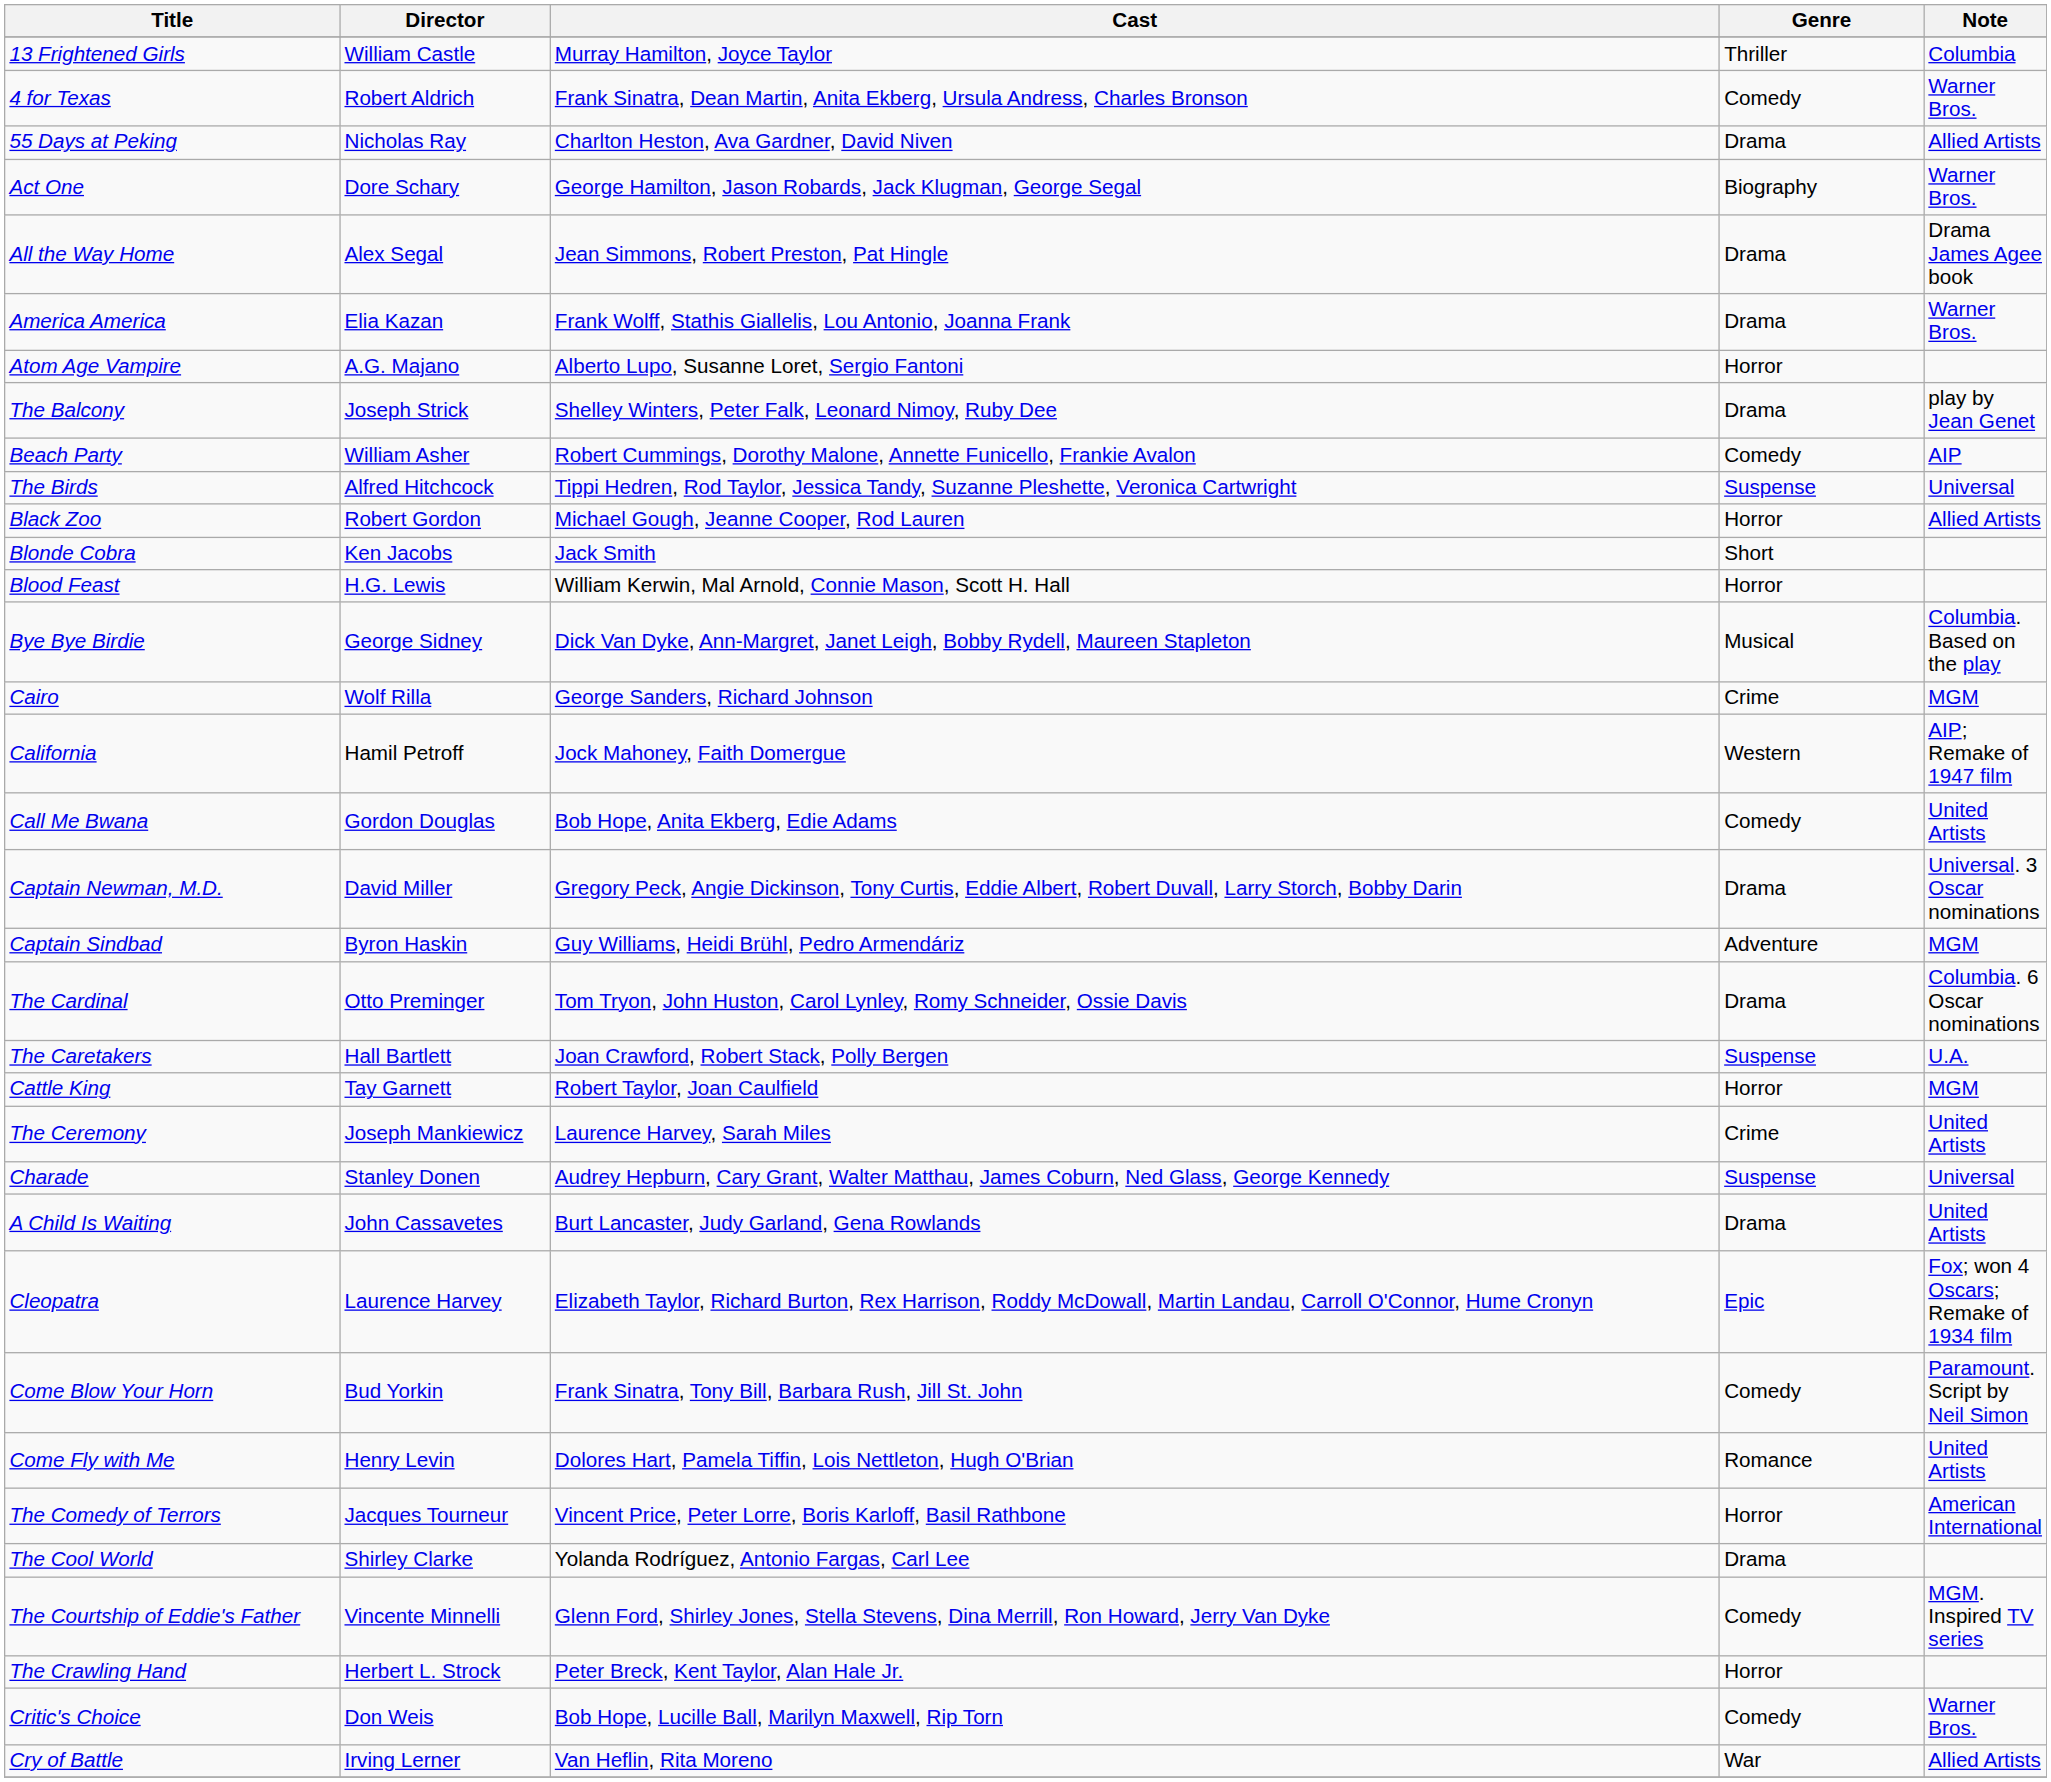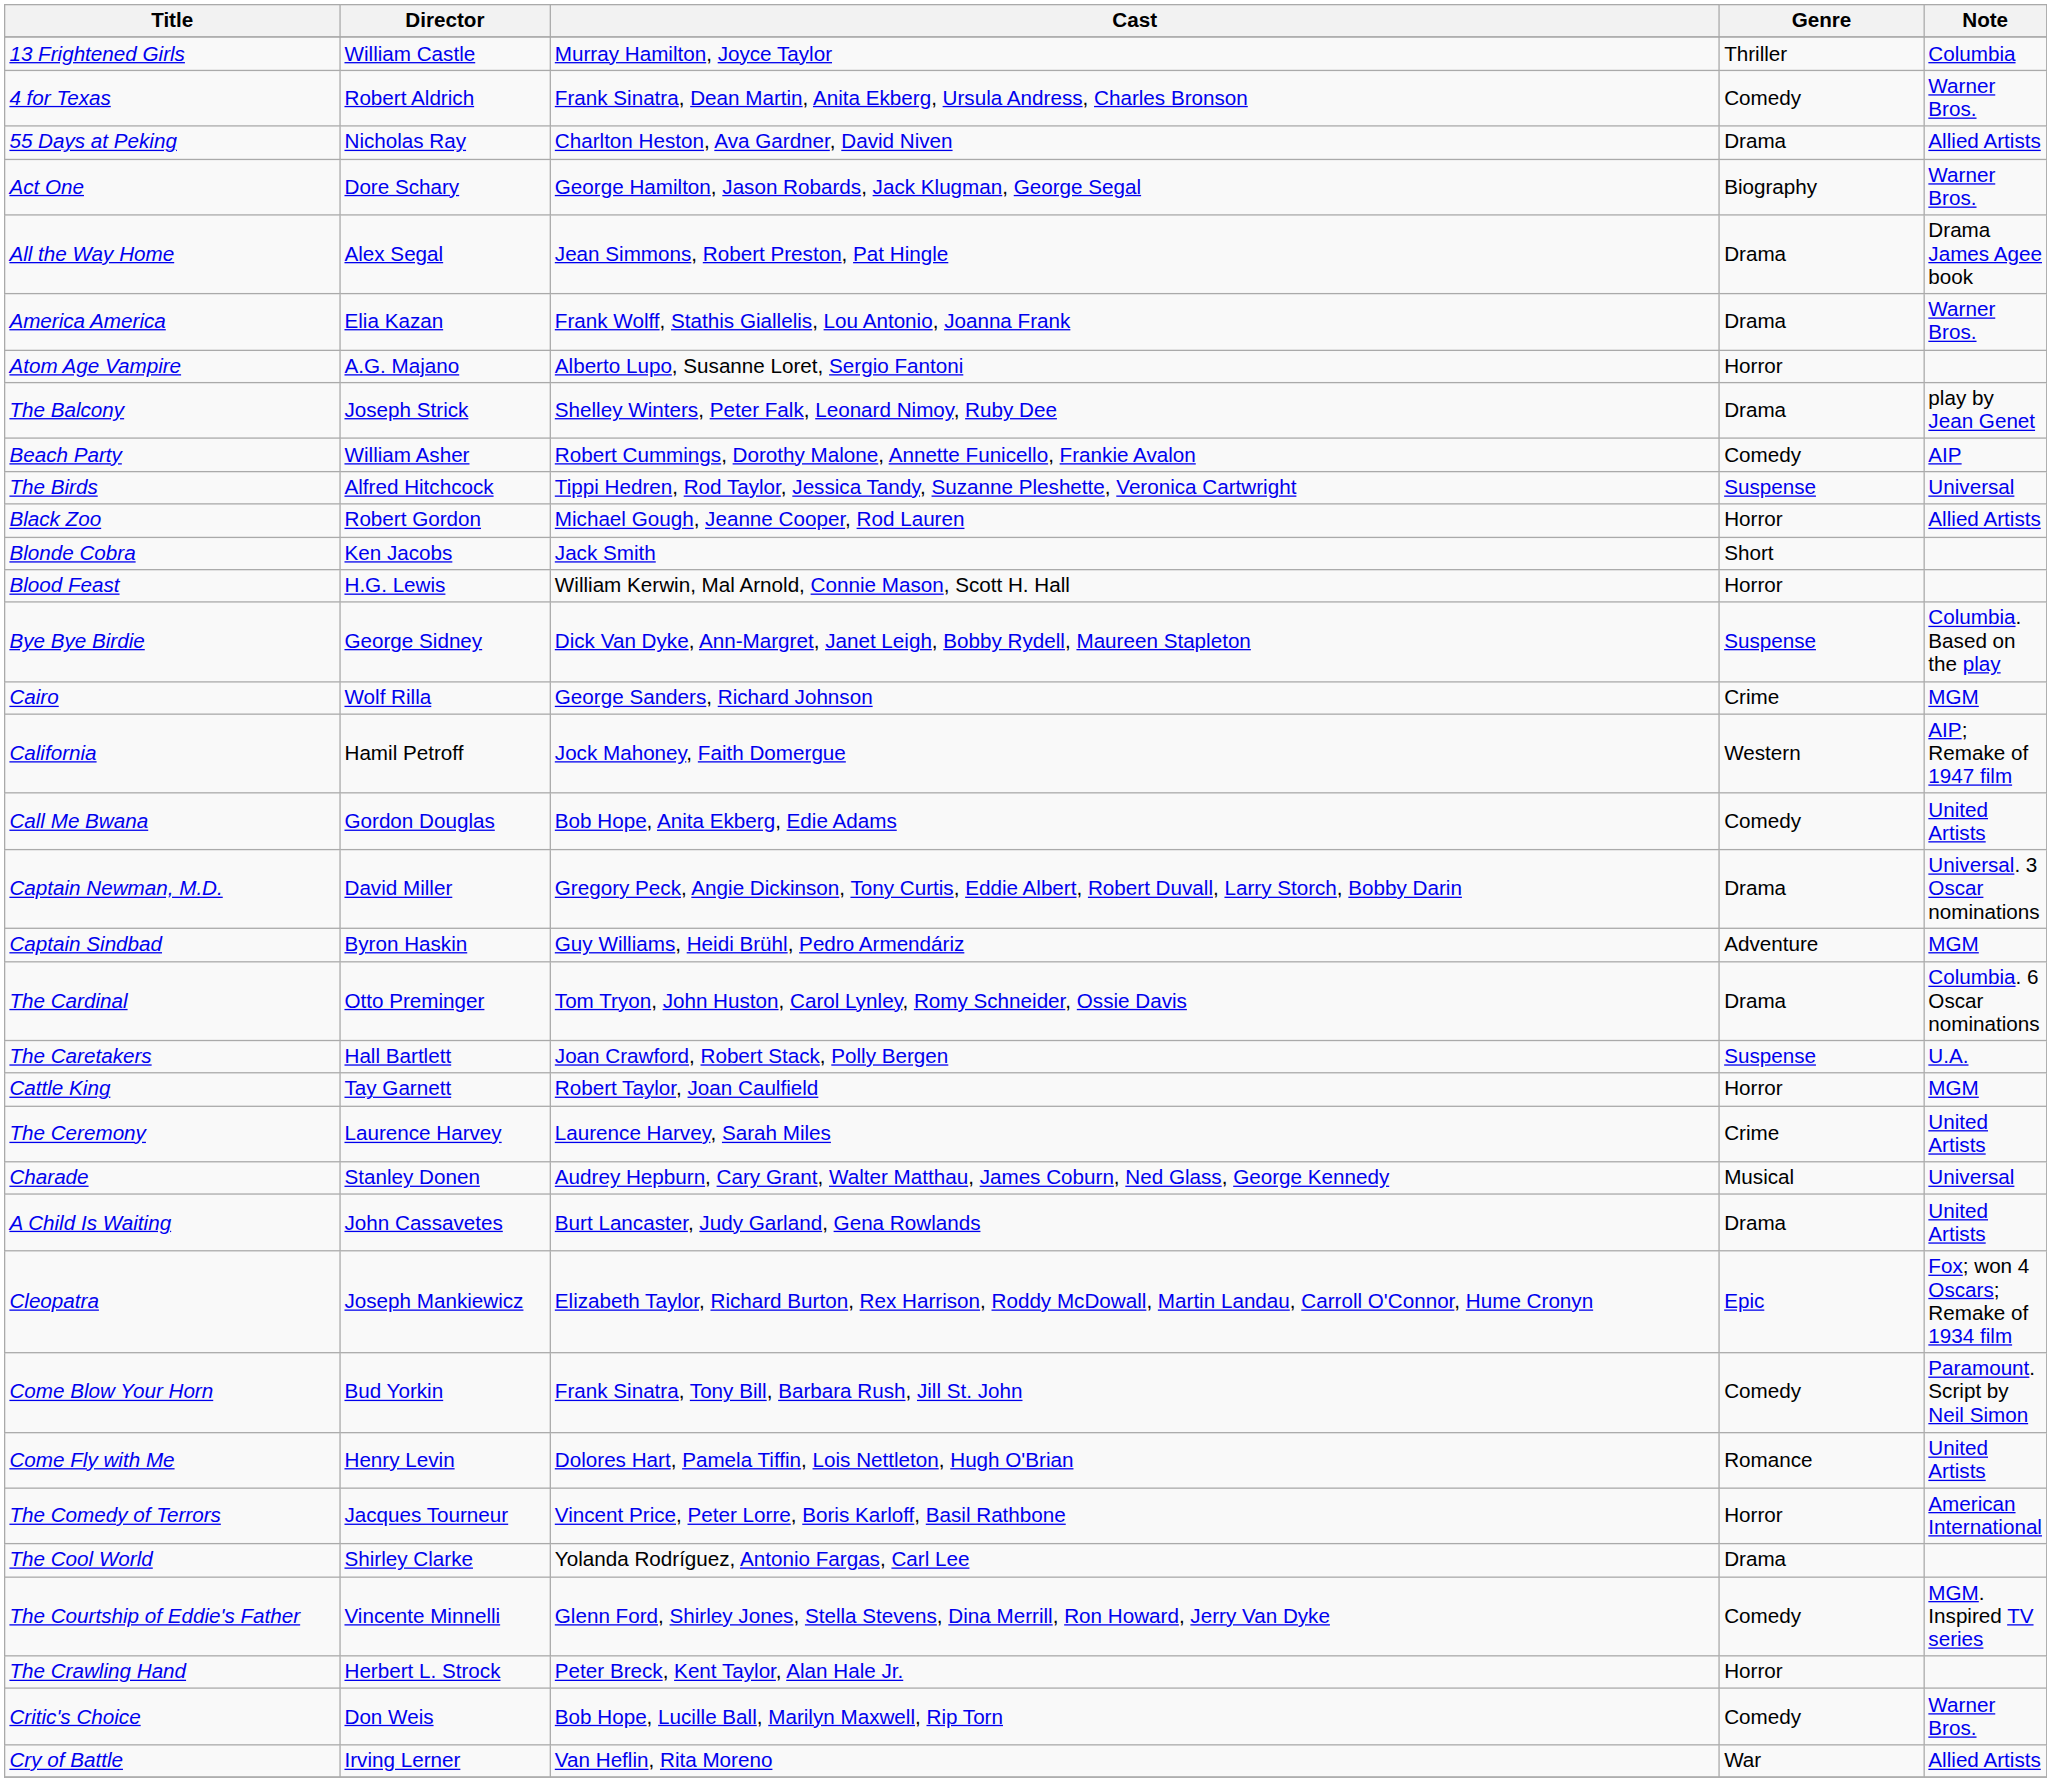(1759, 641) Musical -> (1770, 641) Suspense
(434, 1133) Joseph Mankiewicz -> (423, 1133) Laurence Harvey
(1770, 1177) Suspense -> (1759, 1177) Musical
(423, 1301) Laurence Harvey -> (434, 1301) Joseph Mankiewicz
